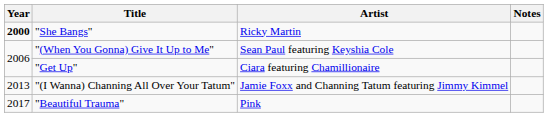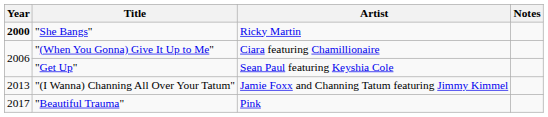(317, 49) Sean Paul featuring Keyshia Cole -> (310, 49) Ciara featuring Chamillionaire
(310, 67) Ciara featuring Chamillionaire -> (317, 67) Sean Paul featuring Keyshia Cole
